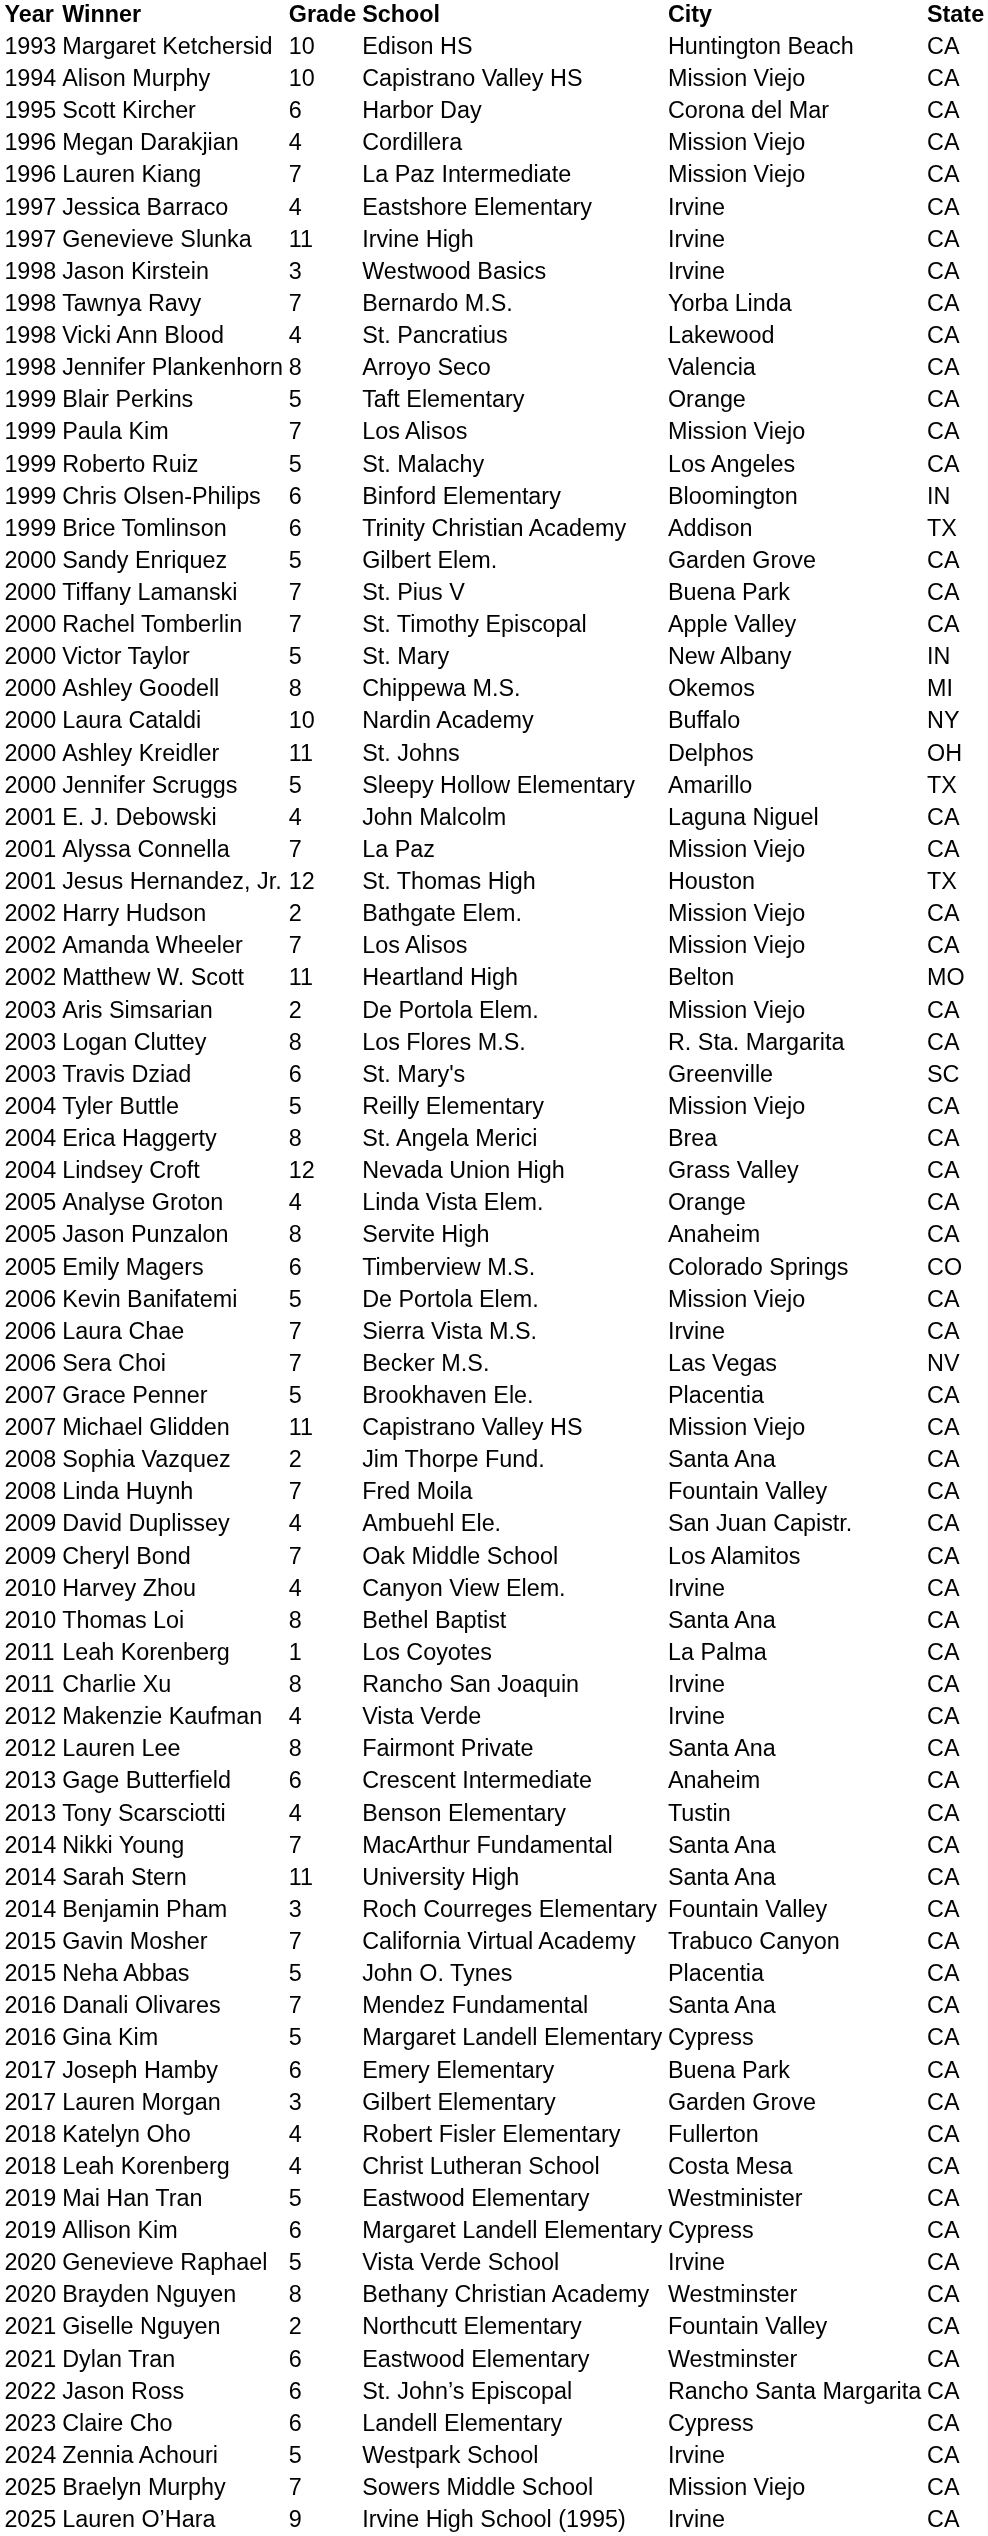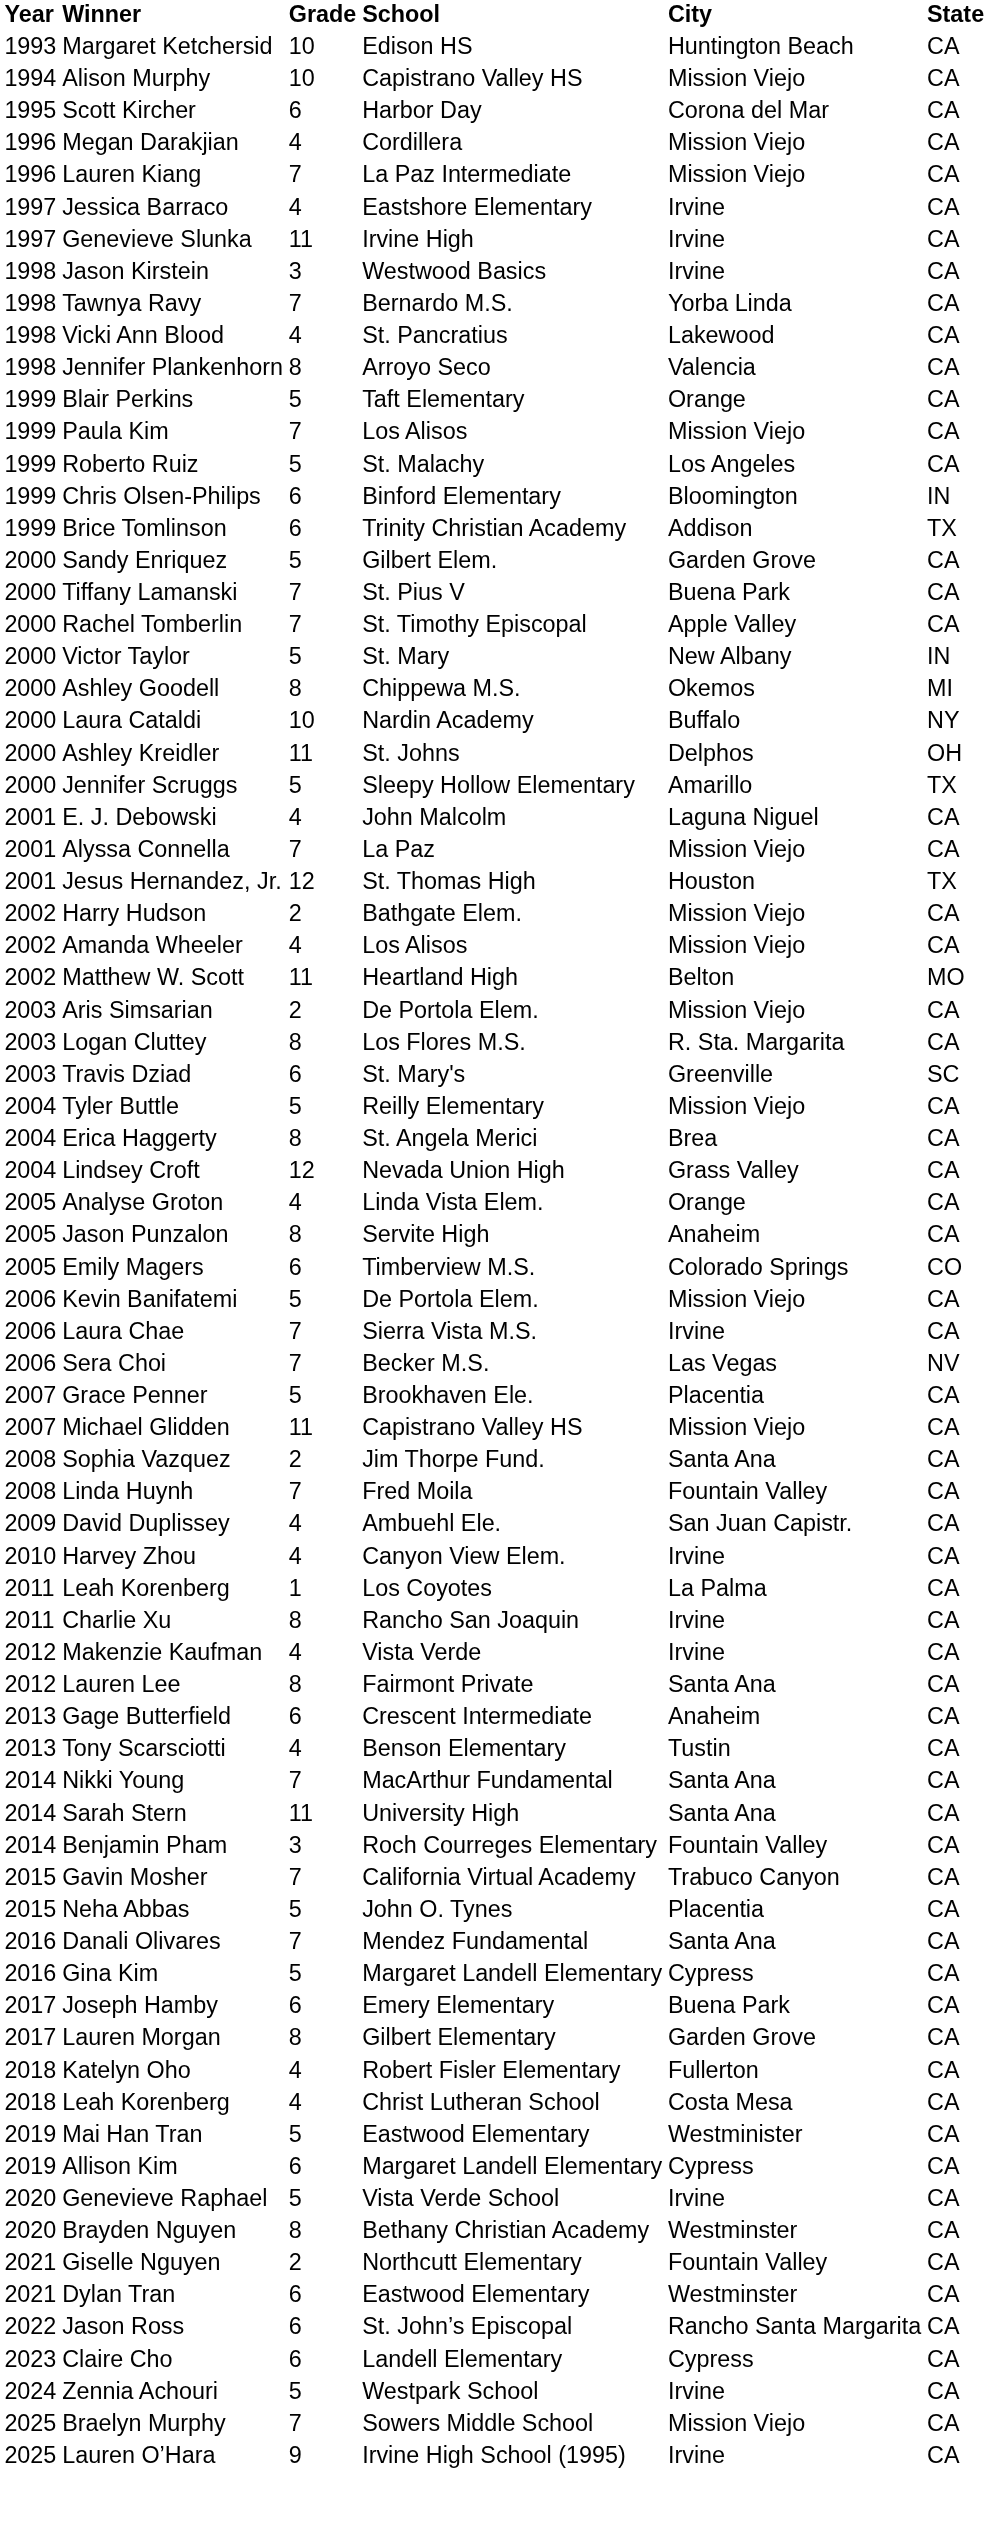(295, 945) 7 -> (295, 945) 4
- row: (126, 1556)
- row: (123, 1620)
(295, 2102) 3 -> (295, 2037) 8
